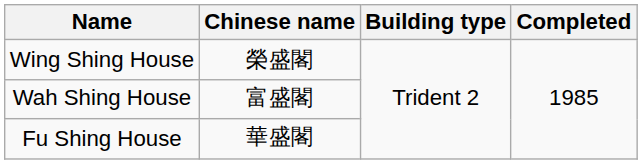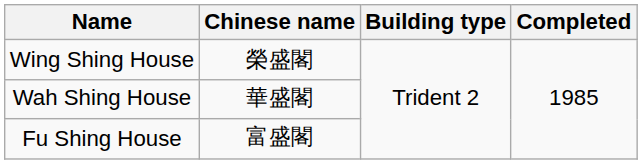(280, 98) 富盛閣 -> (280, 98) 華盛閣
(280, 137) 華盛閣 -> (280, 137) 富盛閣
